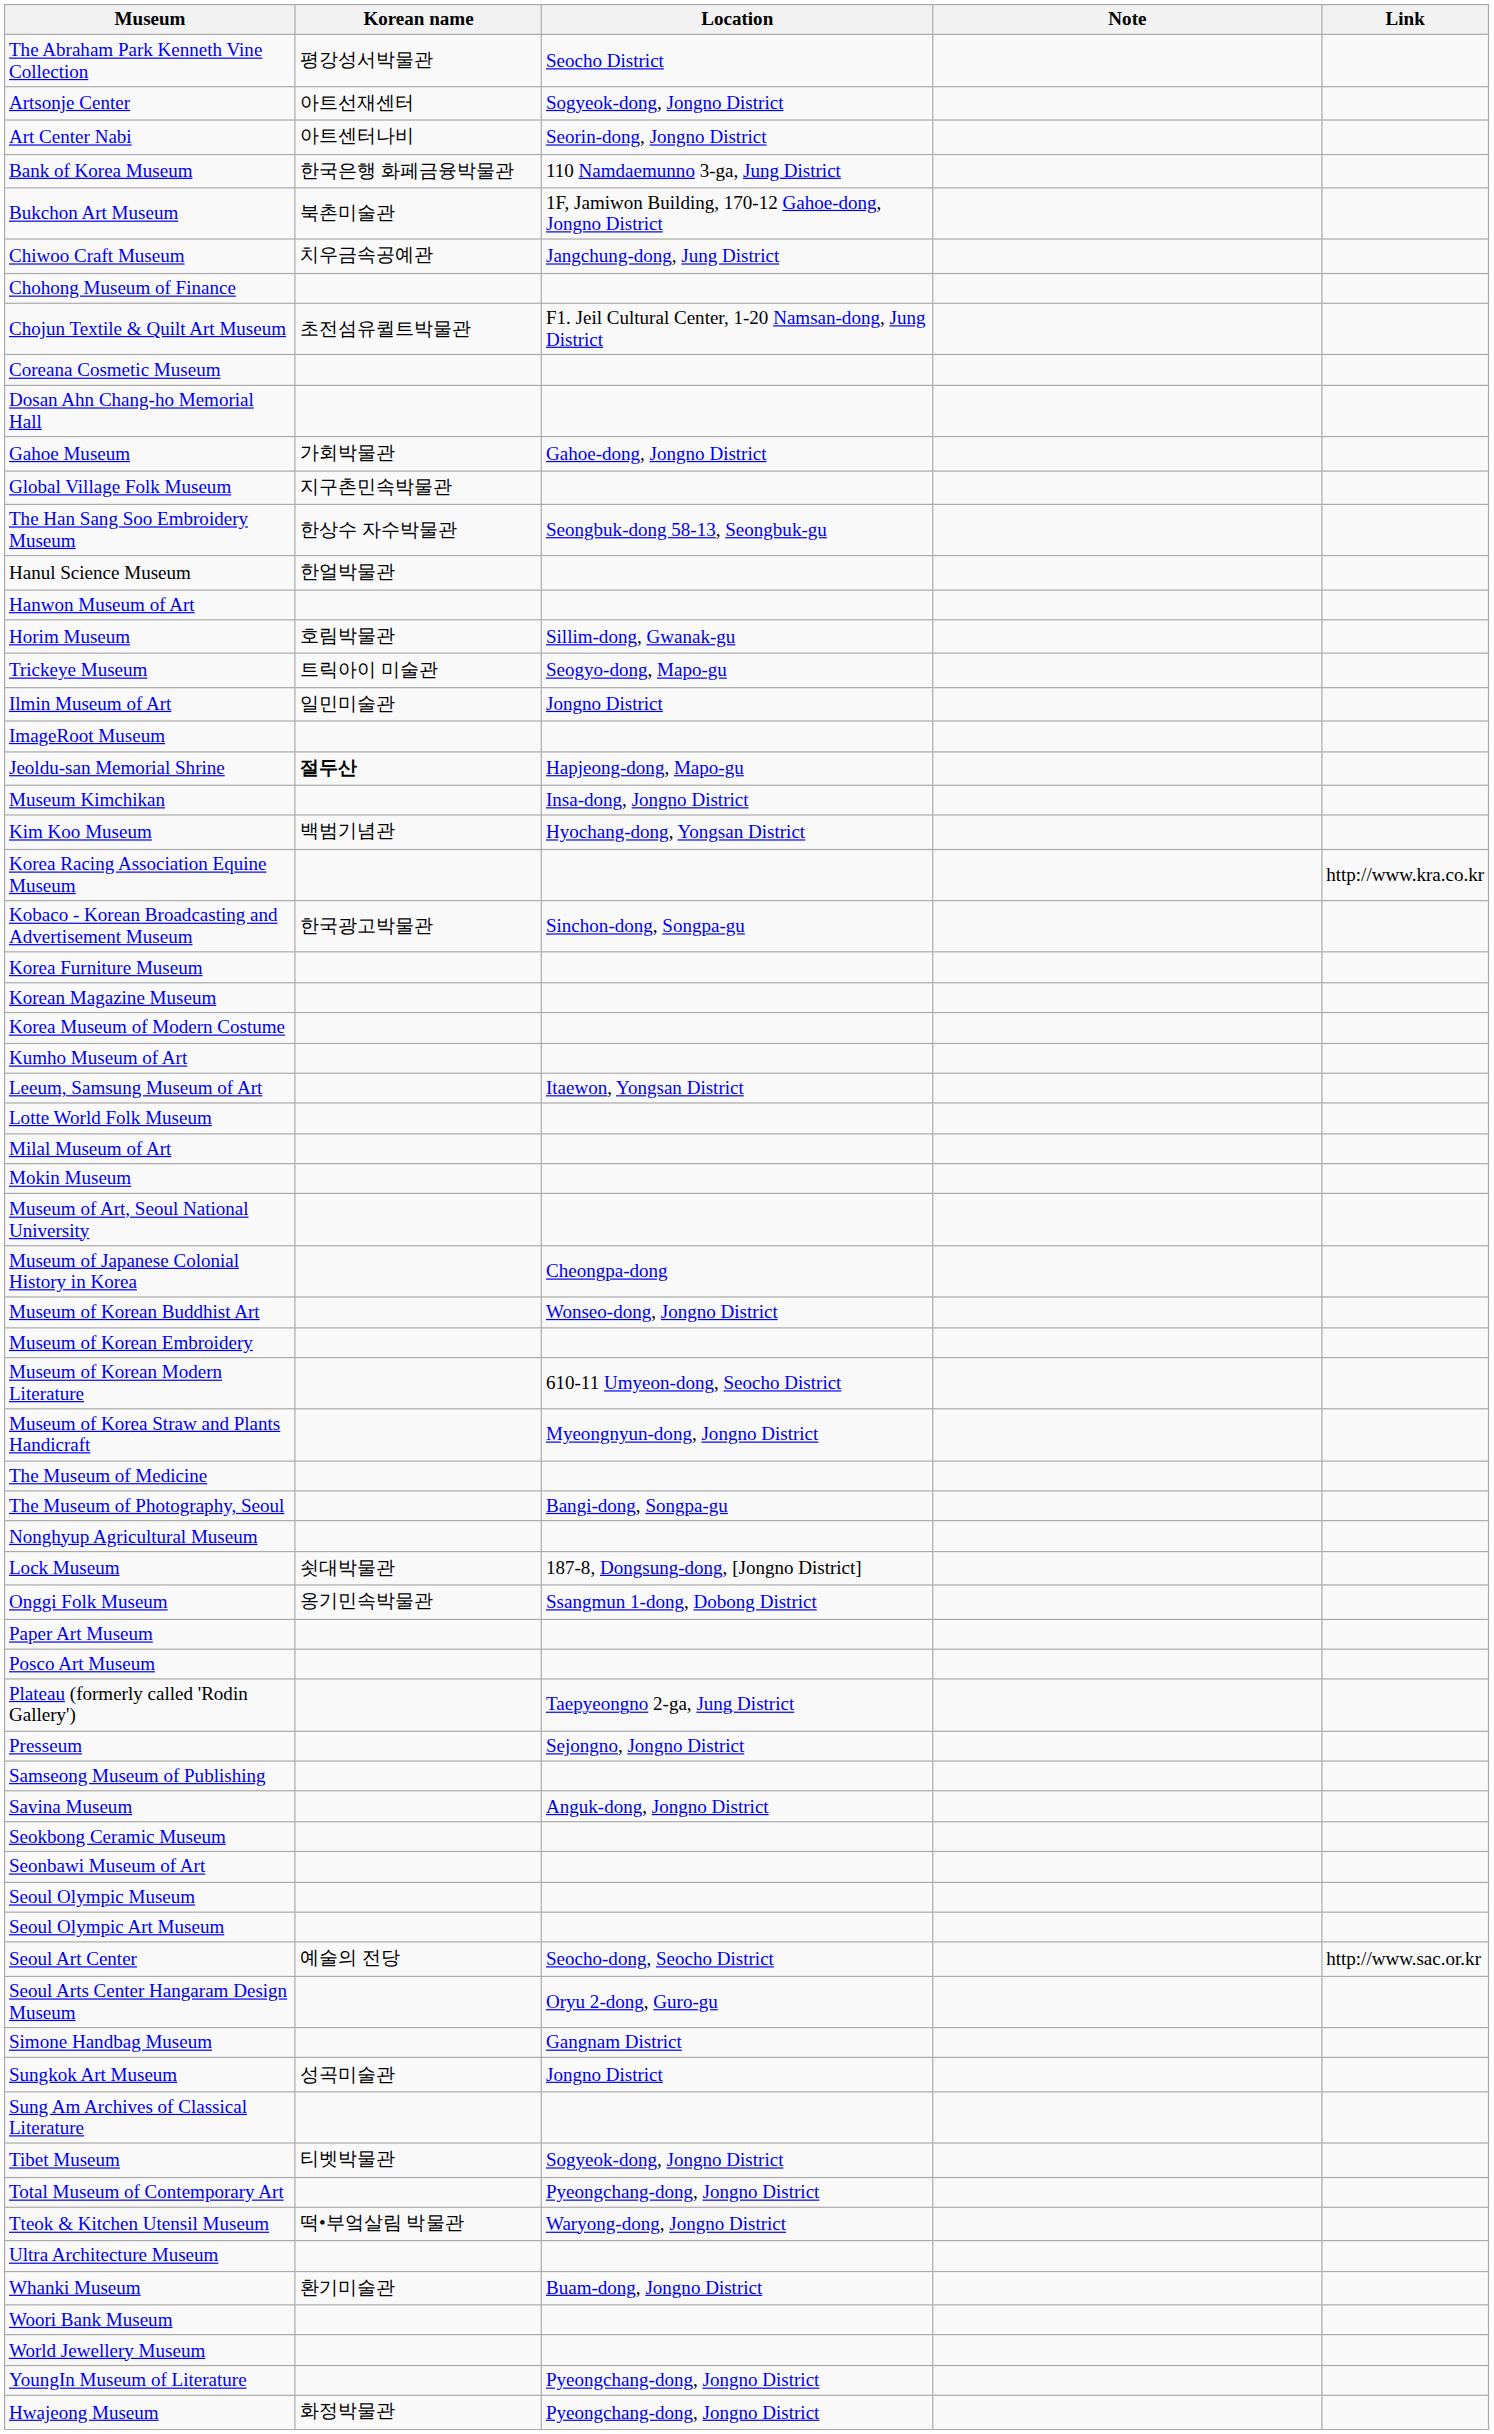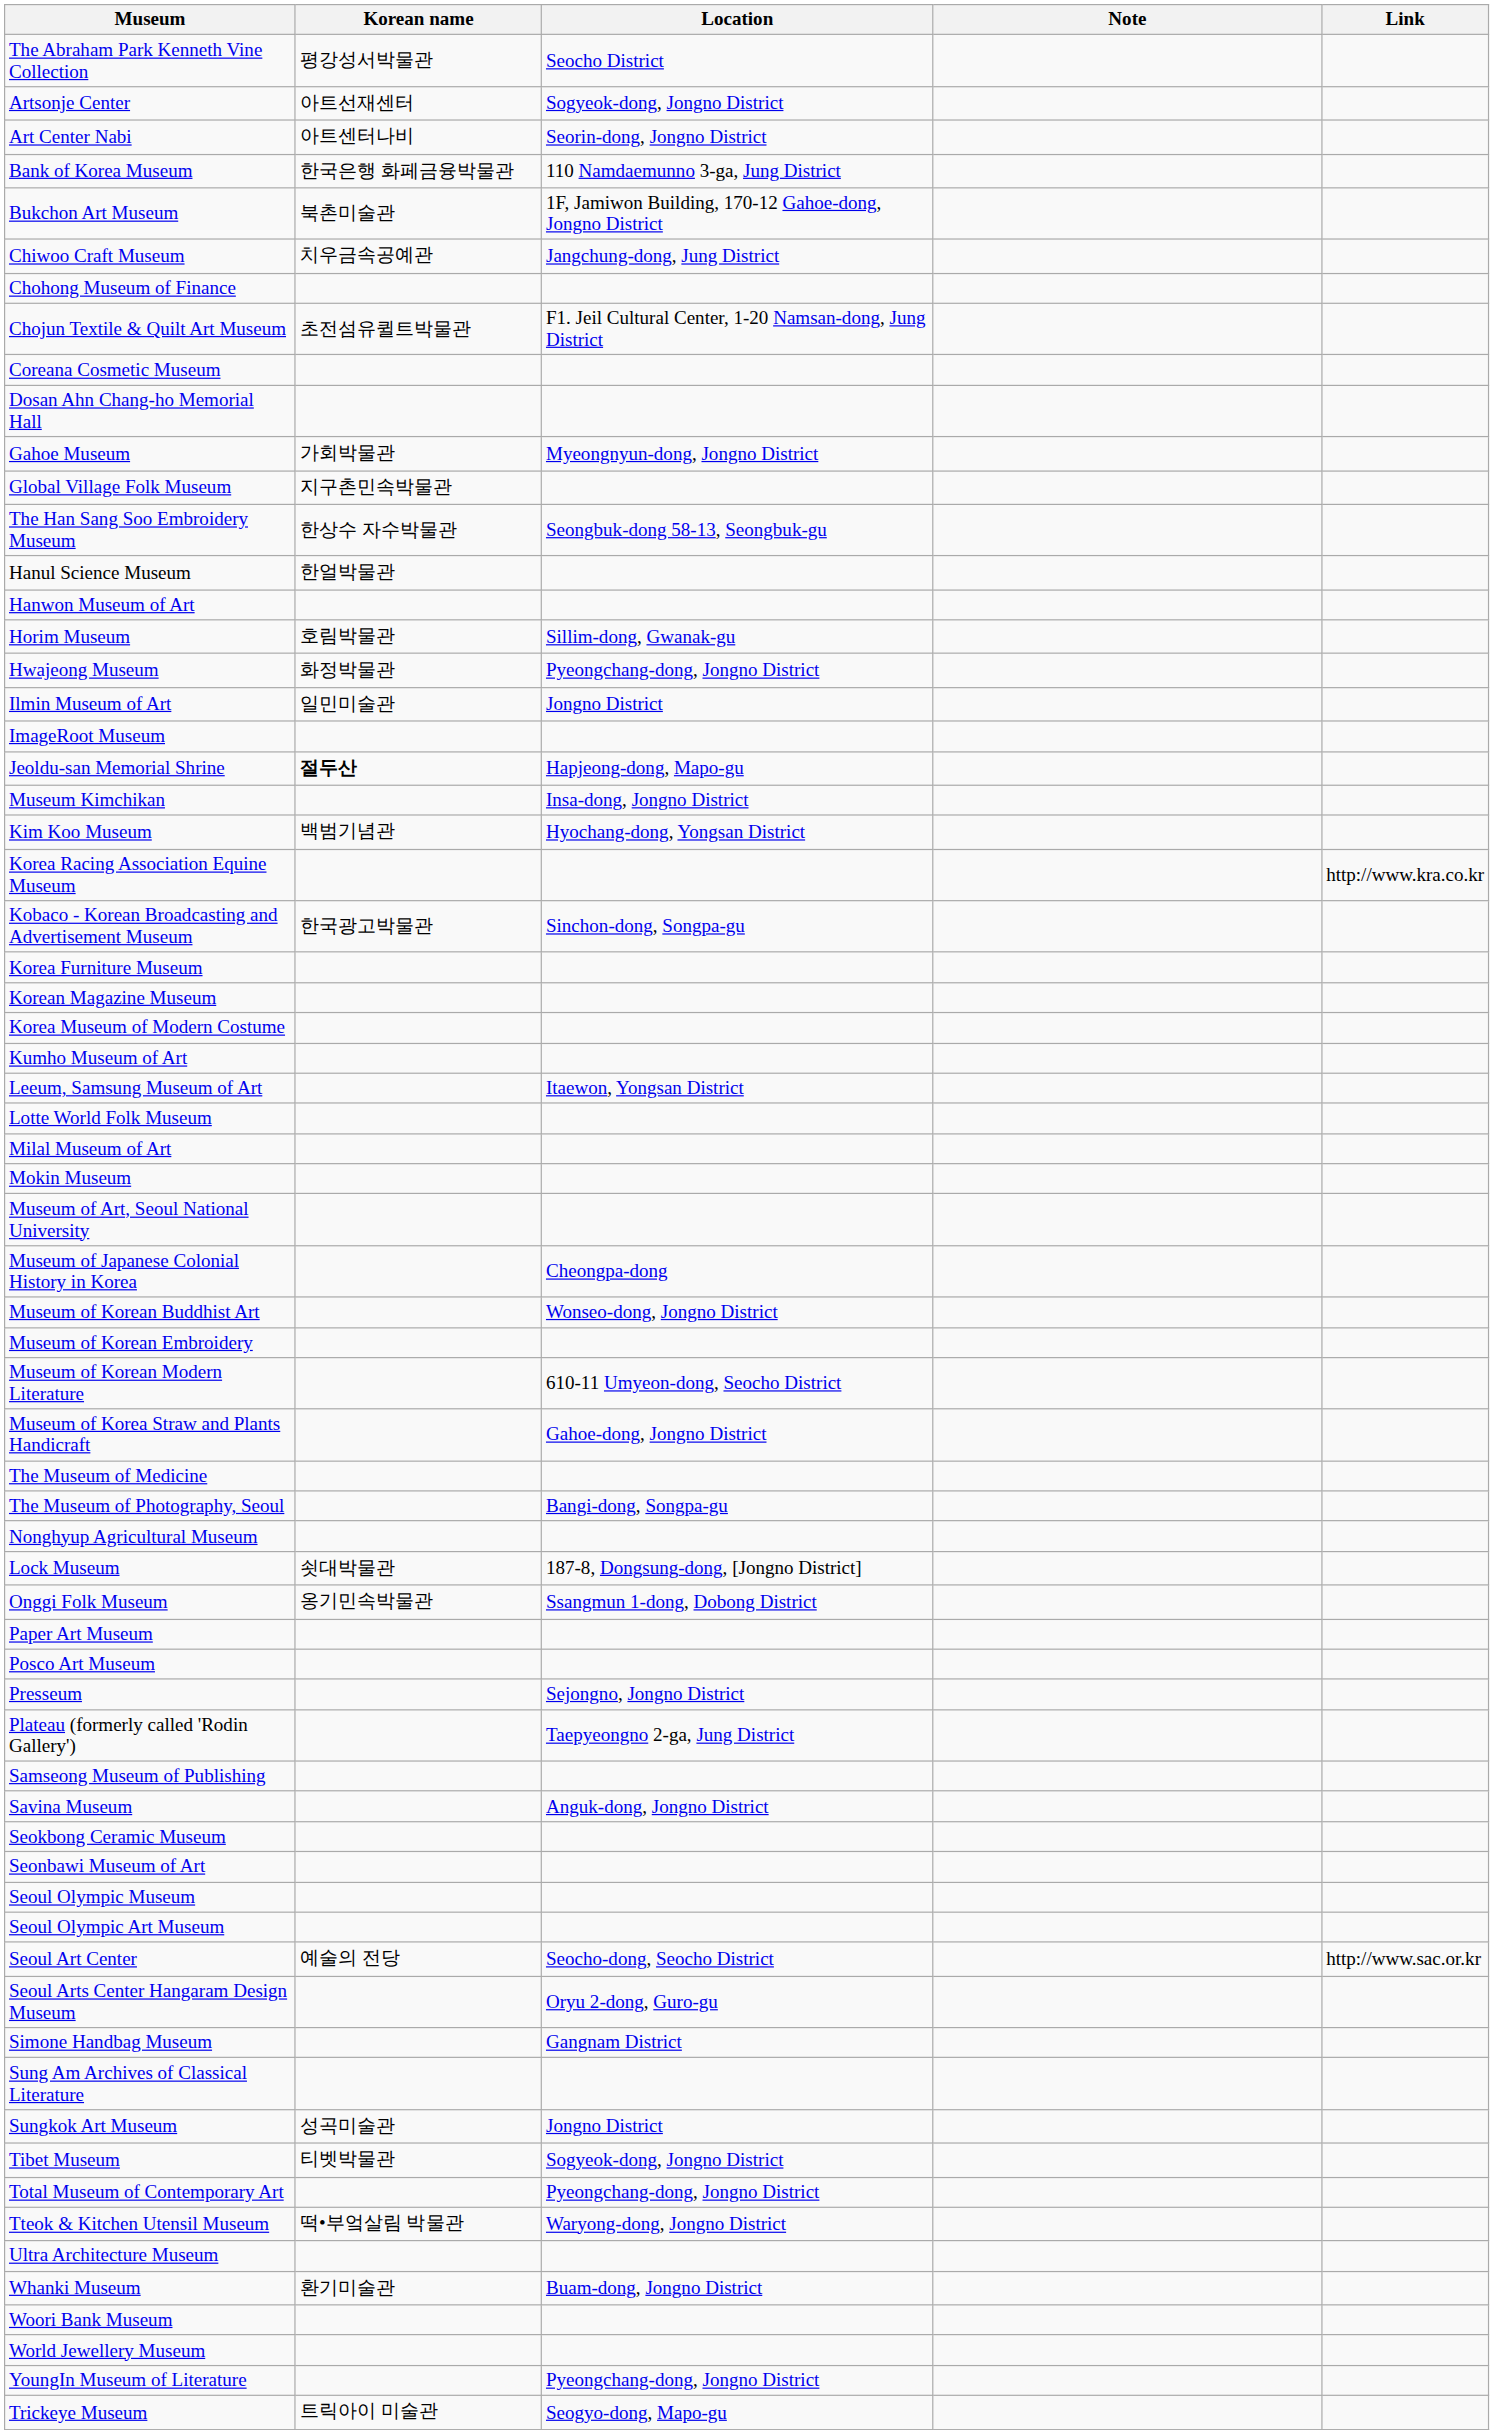(656, 453) Gahoe-dong, Jongno District -> (682, 453) Myeongnyun-dong, Jongno District
rows swapped: (84, 2412) <-> (78, 670)
(682, 1434) Myeongnyun-dong, Jongno District -> (656, 1434) Gahoe-dong, Jongno District
rows swapped: (45, 1745) <-> (128, 1704)
rows swapped: (93, 2074) <-> (128, 2117)
